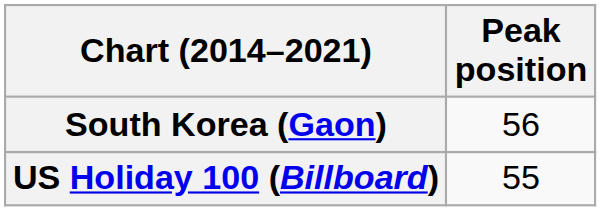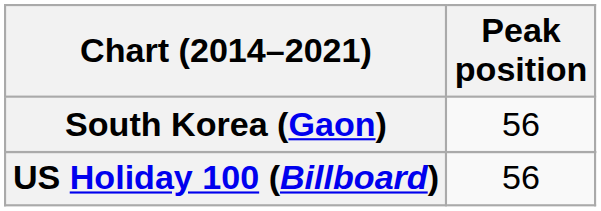(521, 177) 55 -> (521, 177) 56
